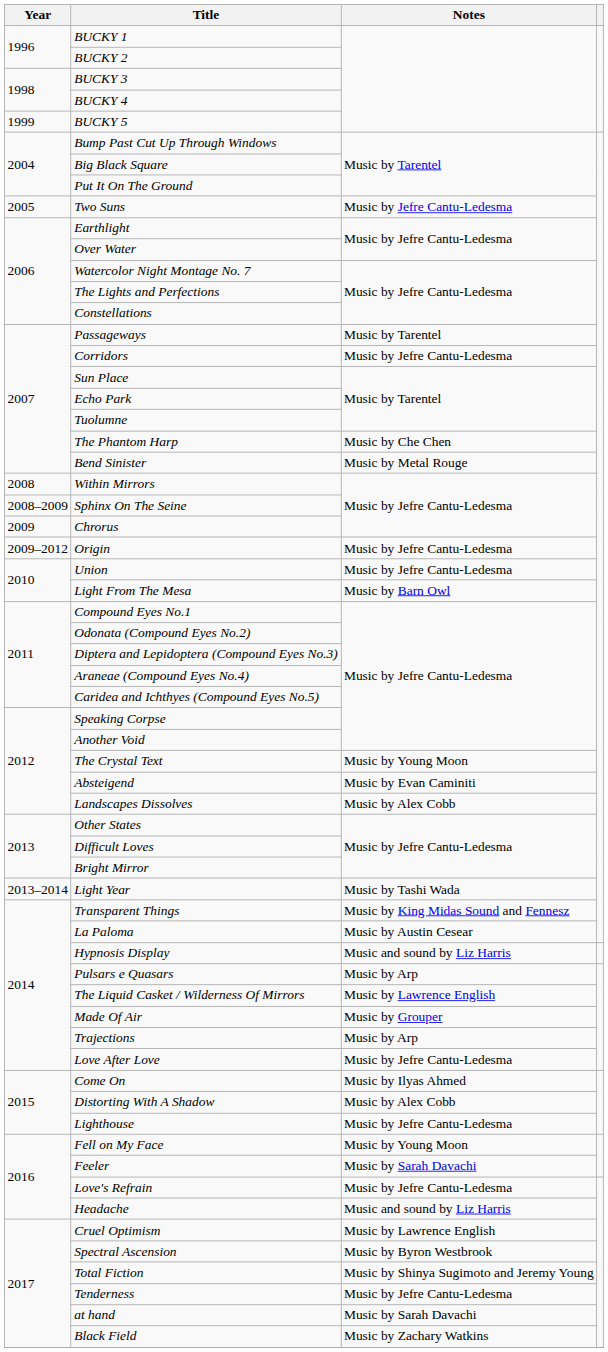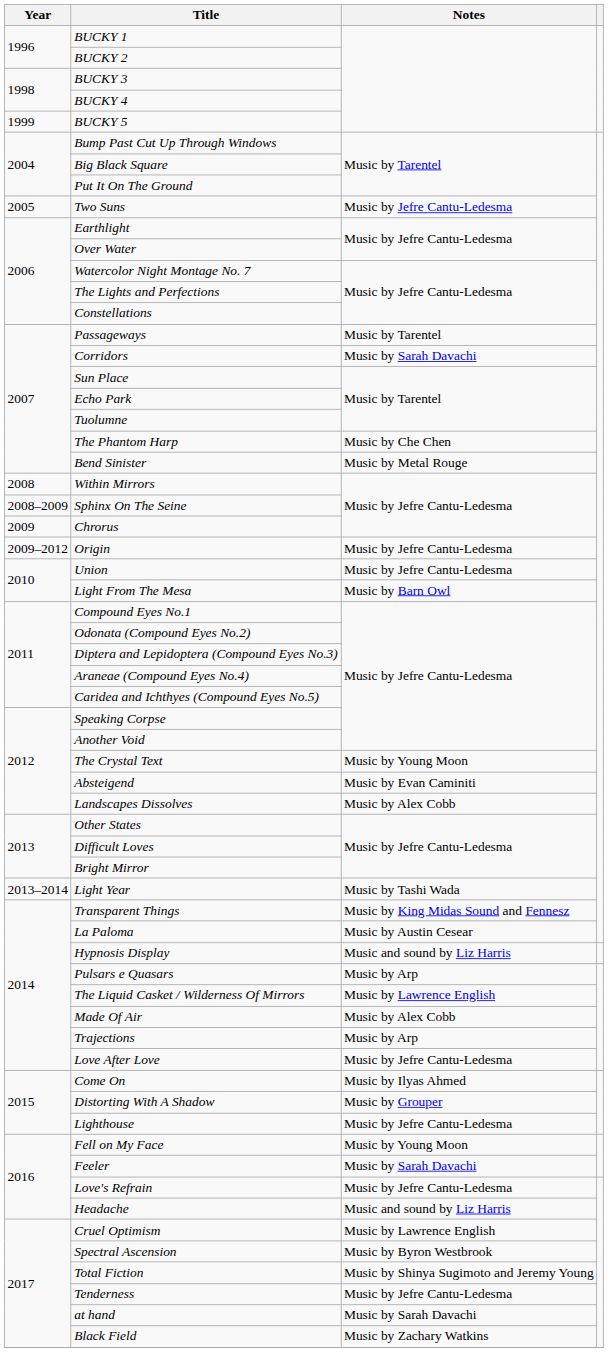(428, 356) Music by Jefre Cantu-Ledesma -> (410, 356) Music by Sarah Davachi
(393, 1016) Music by Grouper -> (400, 1016) Music by Alex Cobb
(400, 1102) Music by Alex Cobb -> (393, 1102) Music by Grouper
